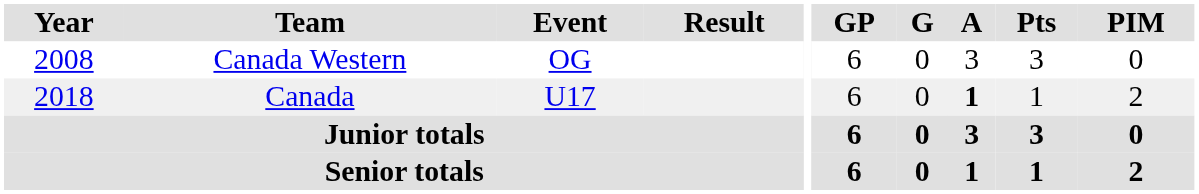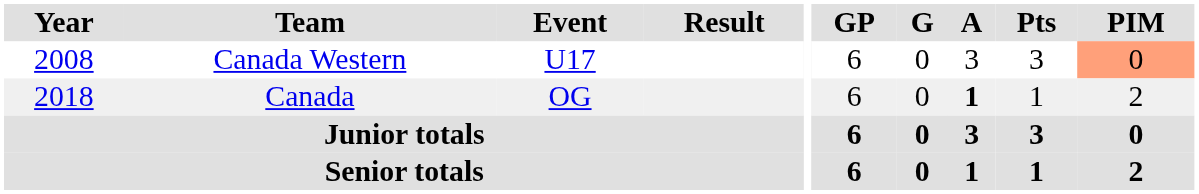(570, 59) OG -> (570, 59) U17
(1136, 59) no background -> (1136, 59) lightsalmon background
(570, 96) U17 -> (570, 96) OG
